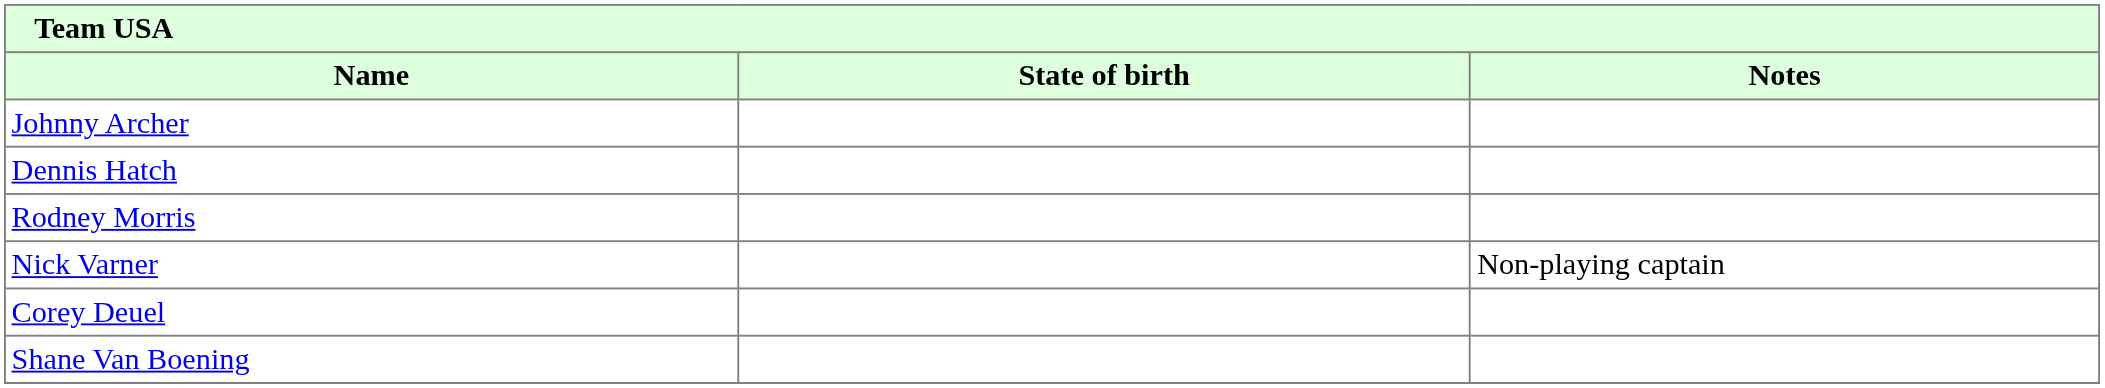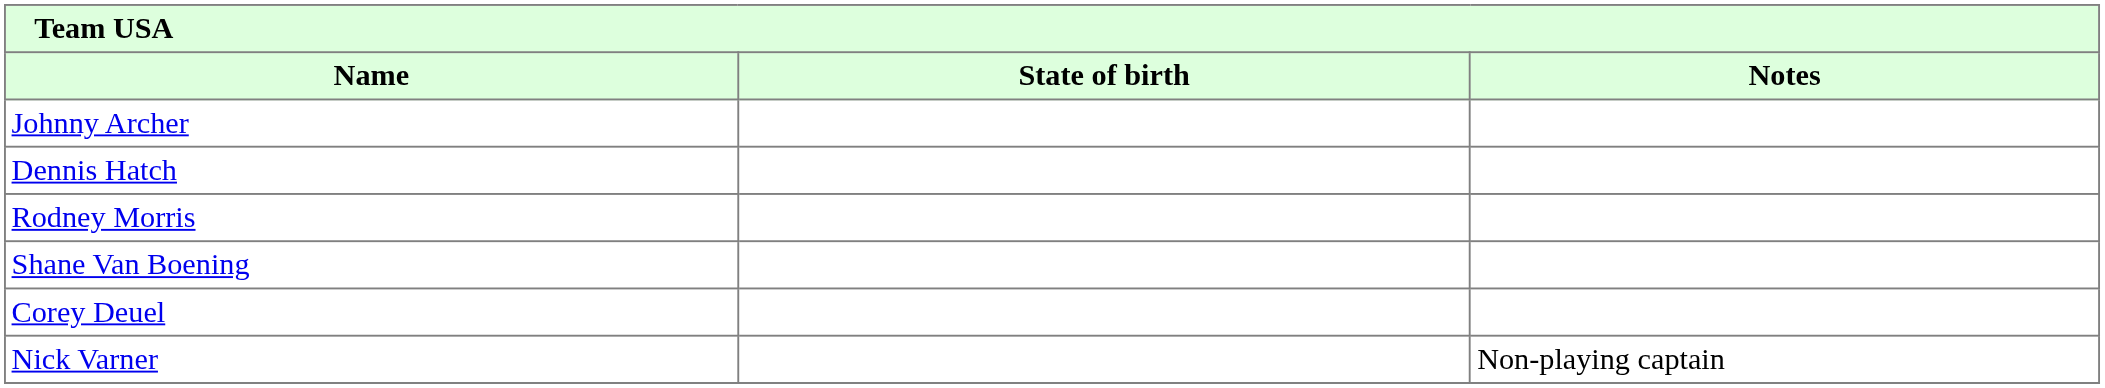rows swapped: (131, 358) <-> (85, 264)
